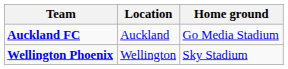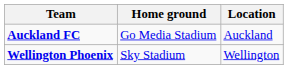columns swapped: (148, 14) <-> (231, 14)
